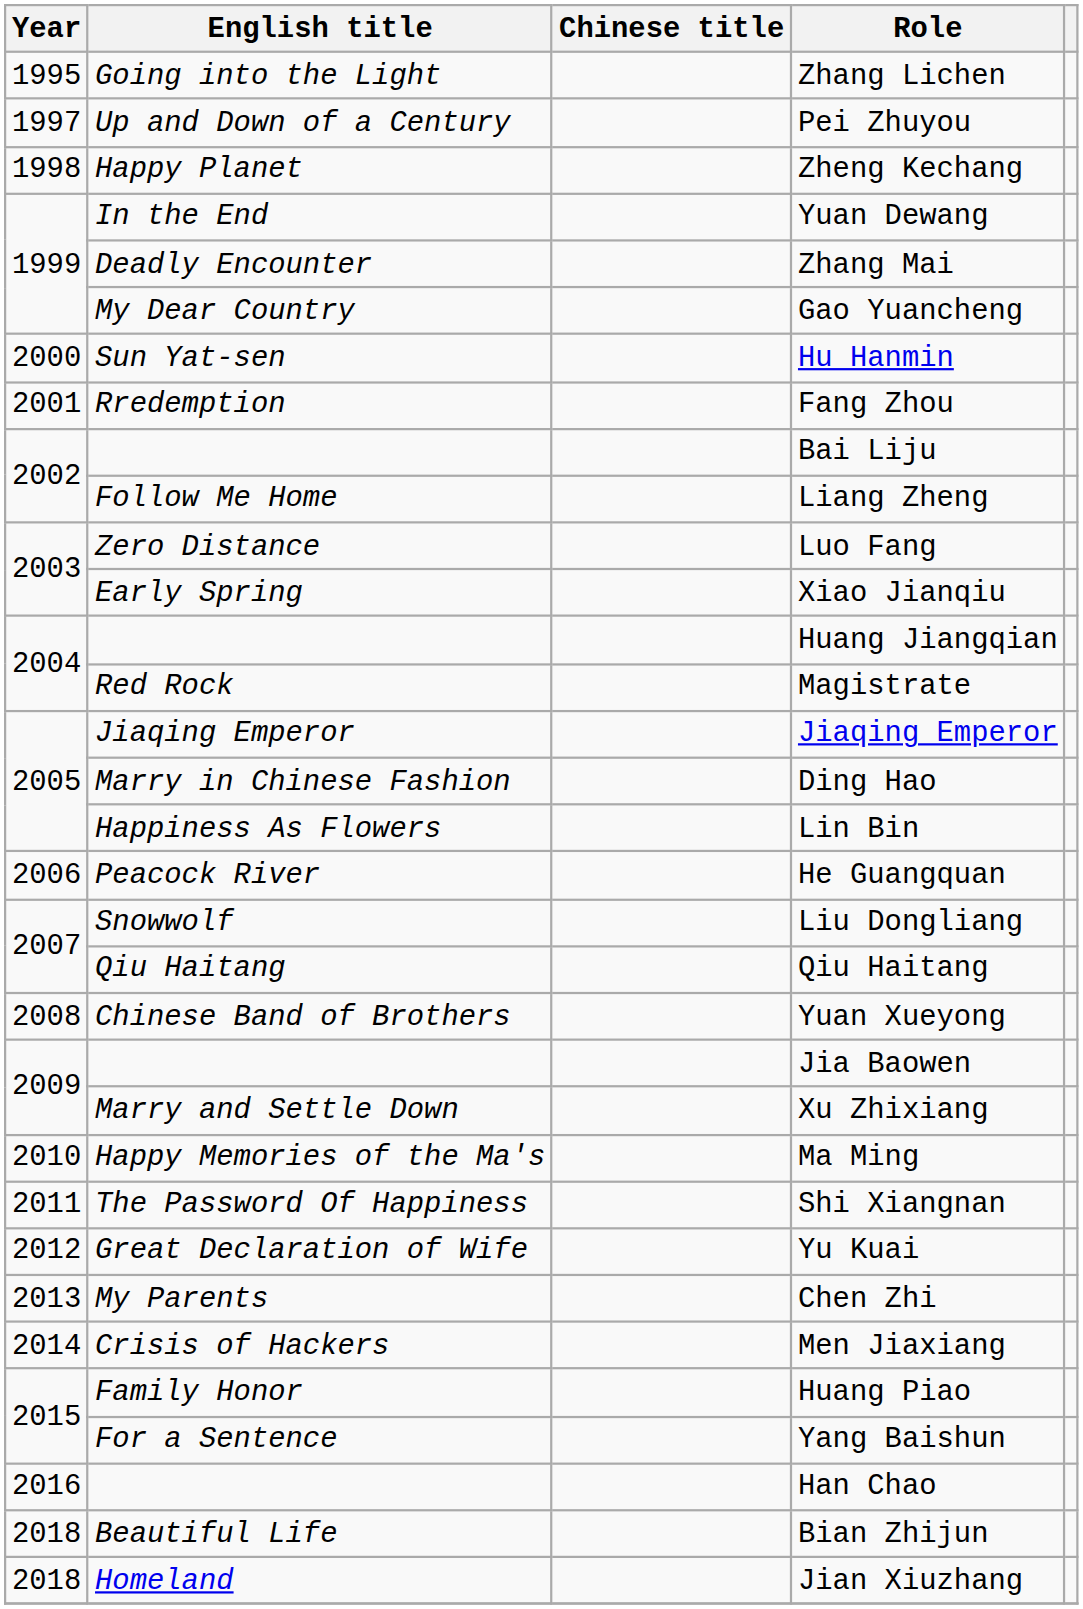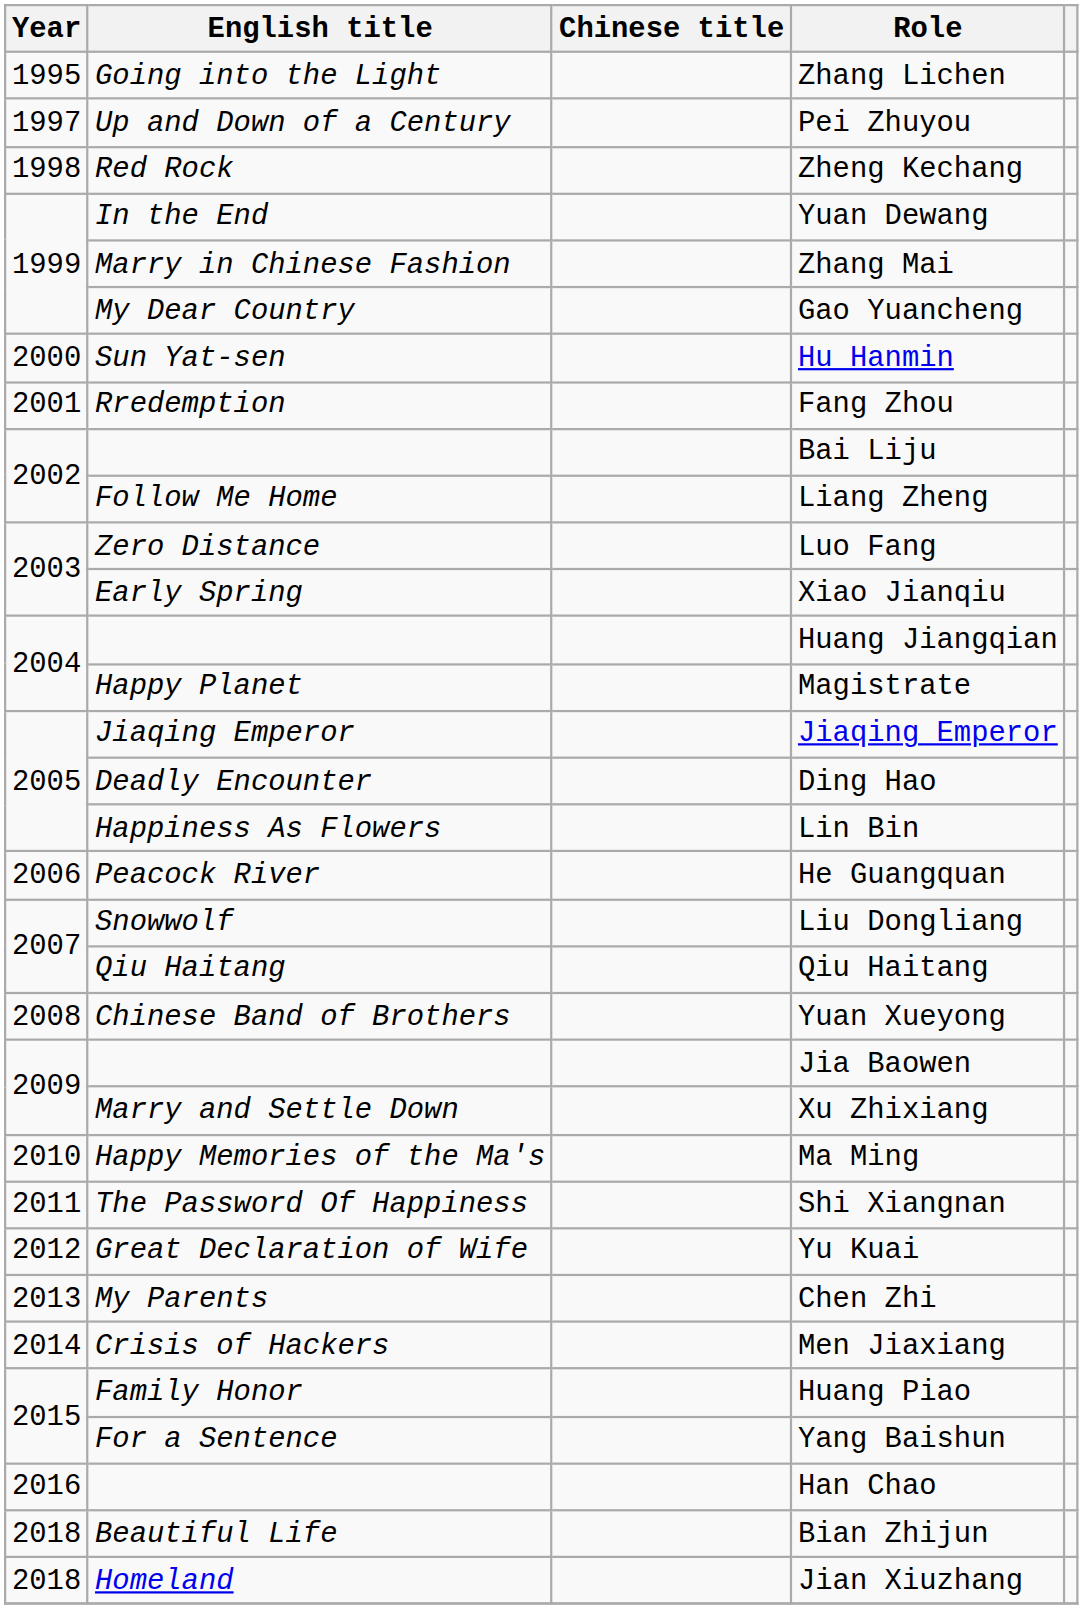(199, 170) Happy Planet -> (164, 170) Red Rock
(234, 264) Deadly Encounter -> (303, 264) Marry in Chinese Fashion
(164, 687) Red Rock -> (199, 687) Happy Planet
(303, 781) Marry in Chinese Fashion -> (234, 781) Deadly Encounter
